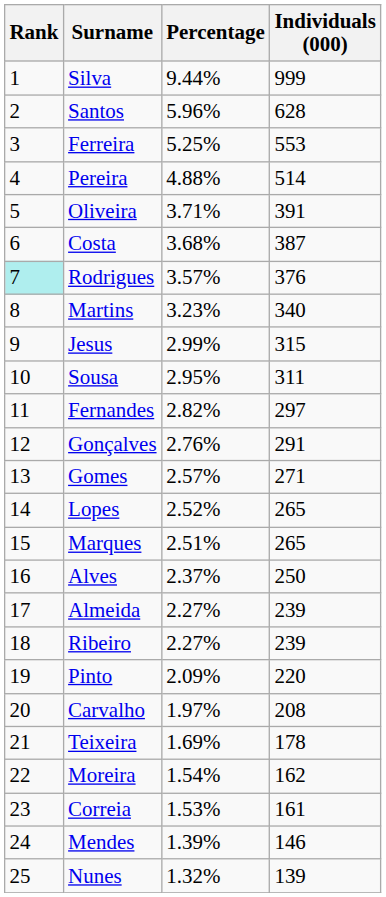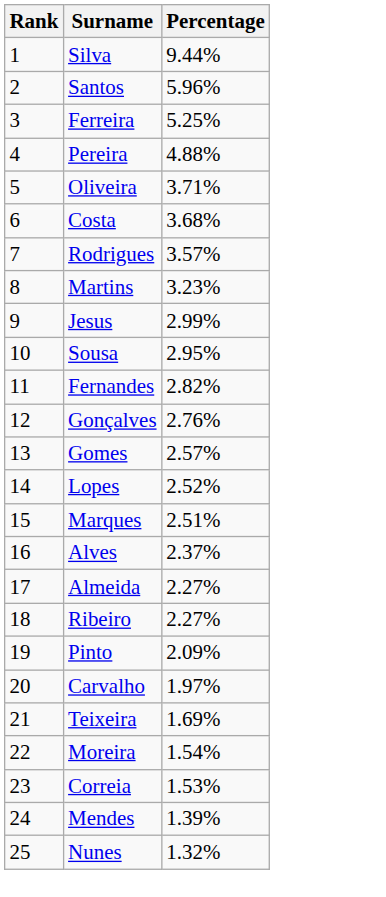- column: (325, 32)
(15, 277) paleturquoise background -> (15, 253) no background
